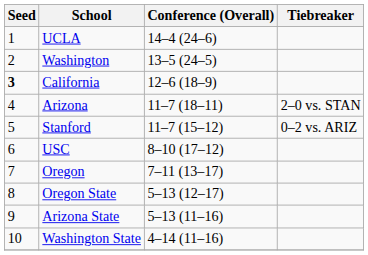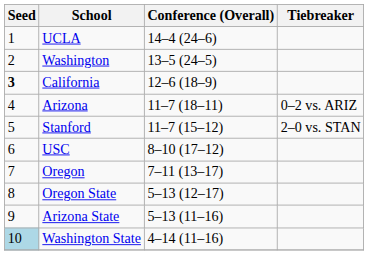(321, 104) 2–0 vs. STAN -> (319, 104) 0–2 vs. ARIZ
(319, 127) 0–2 vs. ARIZ -> (321, 127) 2–0 vs. STAN
(15, 238) no background -> (15, 238) lightblue background
